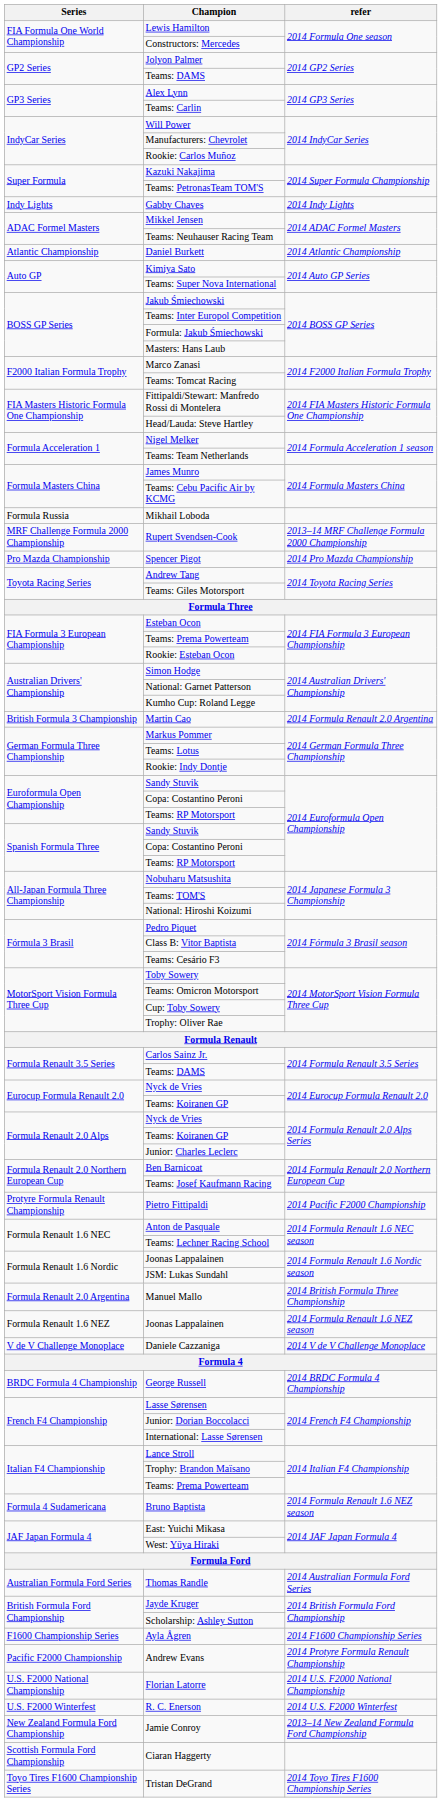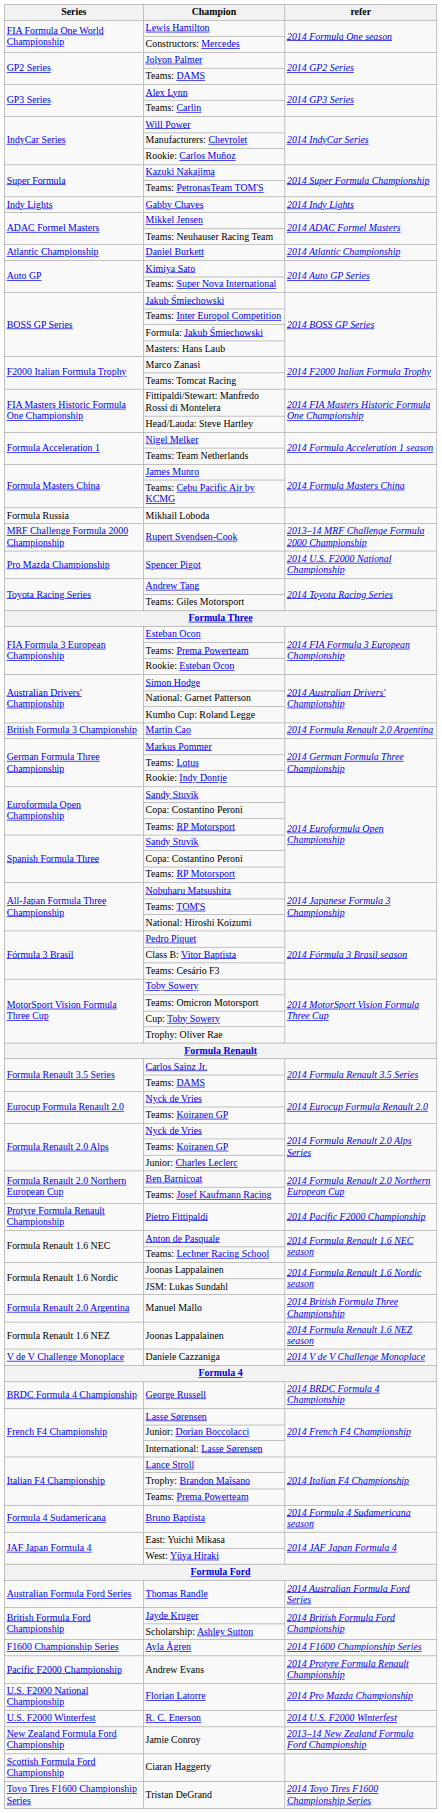(350, 559) 2014 Pro Mazda Championship -> (339, 564) 2014 U.S. F2000 National Championship
(350, 1507) 2014 Formula Renault 1.6 NEZ season -> (349, 1518) 2014 Formula 4 Sudamericana season
(339, 1685) 2014 U.S. F2000 National Championship -> (350, 1696) 2014 Pro Mazda Championship
